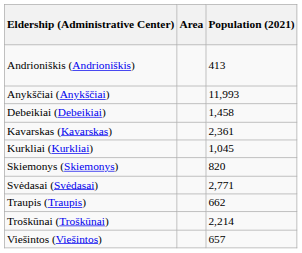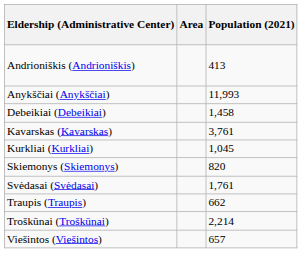(221, 131) 2,361 -> (221, 131) 3,761
(221, 185) 2,771 -> (221, 185) 1,761
